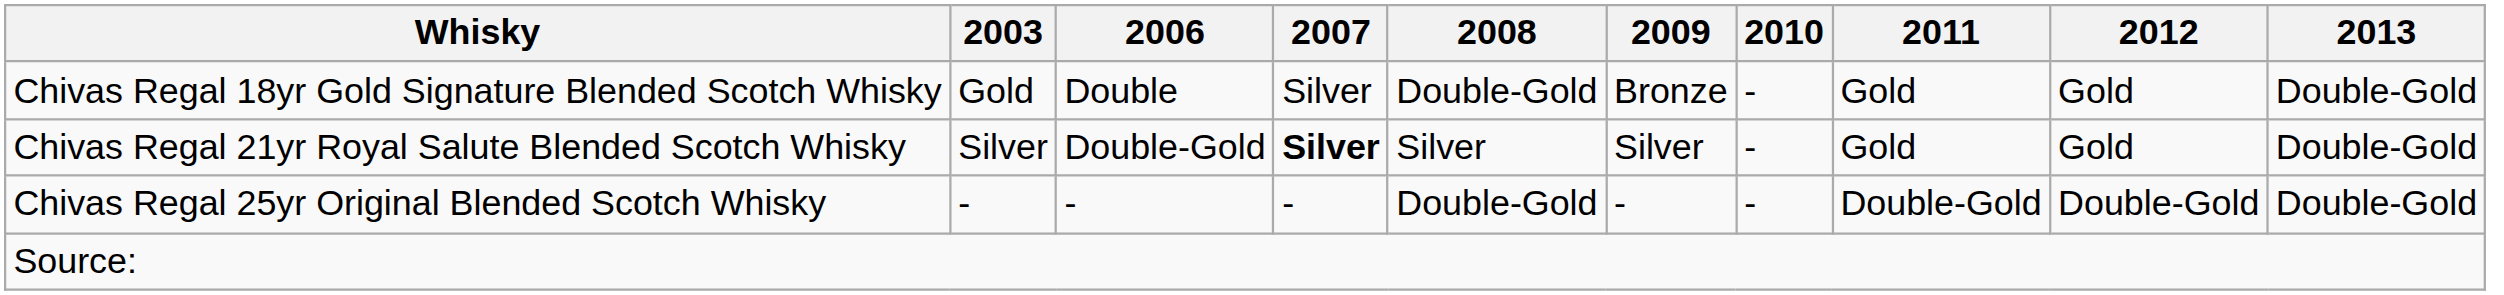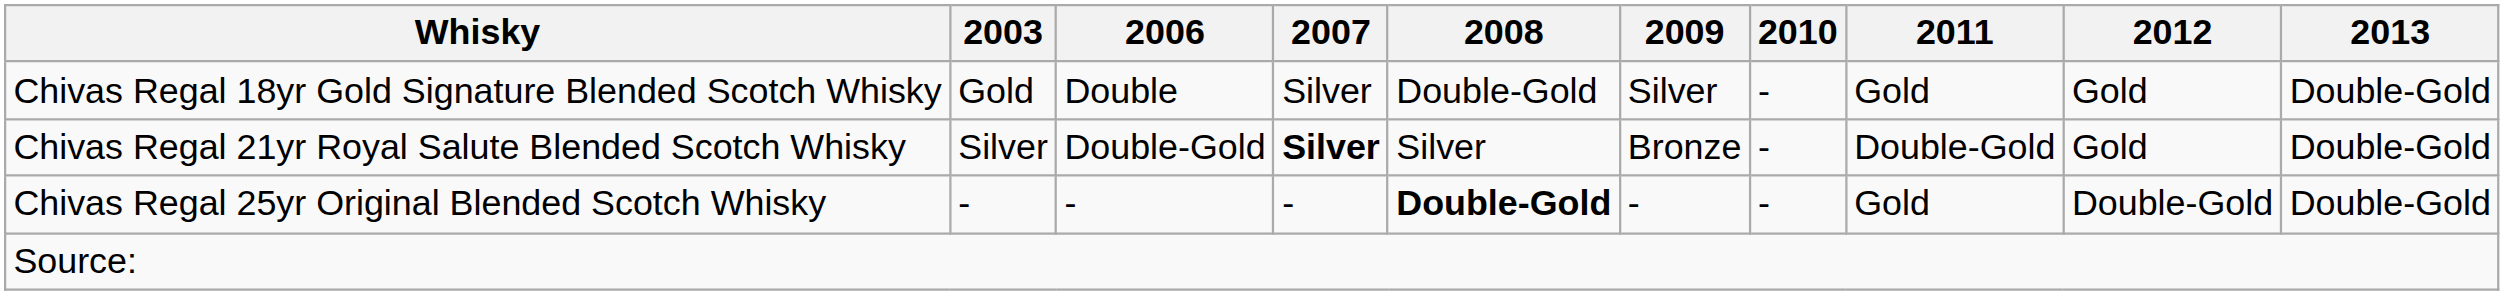(1671, 89) Bronze -> (1673, 89) Silver
(1659, 146) Silver -> (1685, 146) Bronze
(1878, 146) Gold -> (1955, 146) Double-Gold
(1497, 203) normal -> (1504, 203) bold
(1941, 203) Double-Gold -> (1892, 203) Gold
